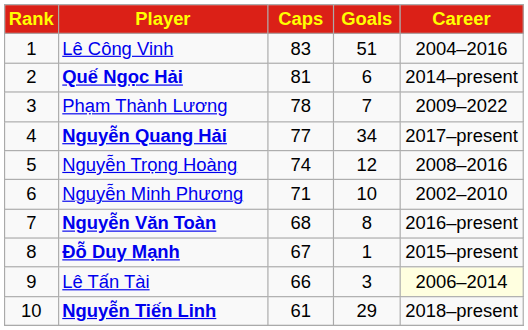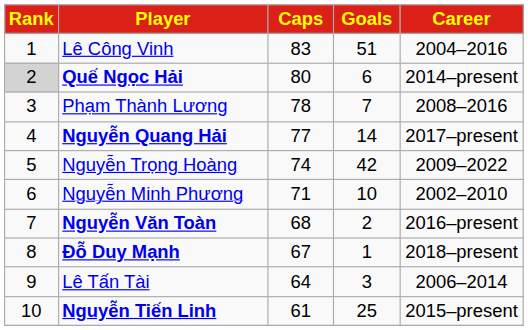(31, 77) no background -> (31, 77) lightgrey background
(301, 77) 81 -> (301, 77) 80
(461, 106) 2009–2022 -> (461, 106) 2008–2016
(367, 135) 34 -> (367, 135) 14
(367, 164) 12 -> (367, 164) 42
(461, 164) 2008–2016 -> (461, 164) 2009–2022
(367, 223) 8 -> (367, 223) 2
(461, 252) 2015–present -> (461, 252) 2018–present
(301, 281) 66 -> (301, 281) 64
(461, 281) lightyellow background -> (461, 281) no background
(367, 310) 29 -> (367, 310) 25
(461, 310) 2018–present -> (461, 310) 2015–present
